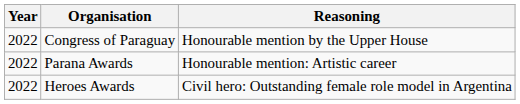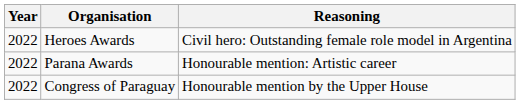rows swapped: (89, 87) <-> (110, 39)
